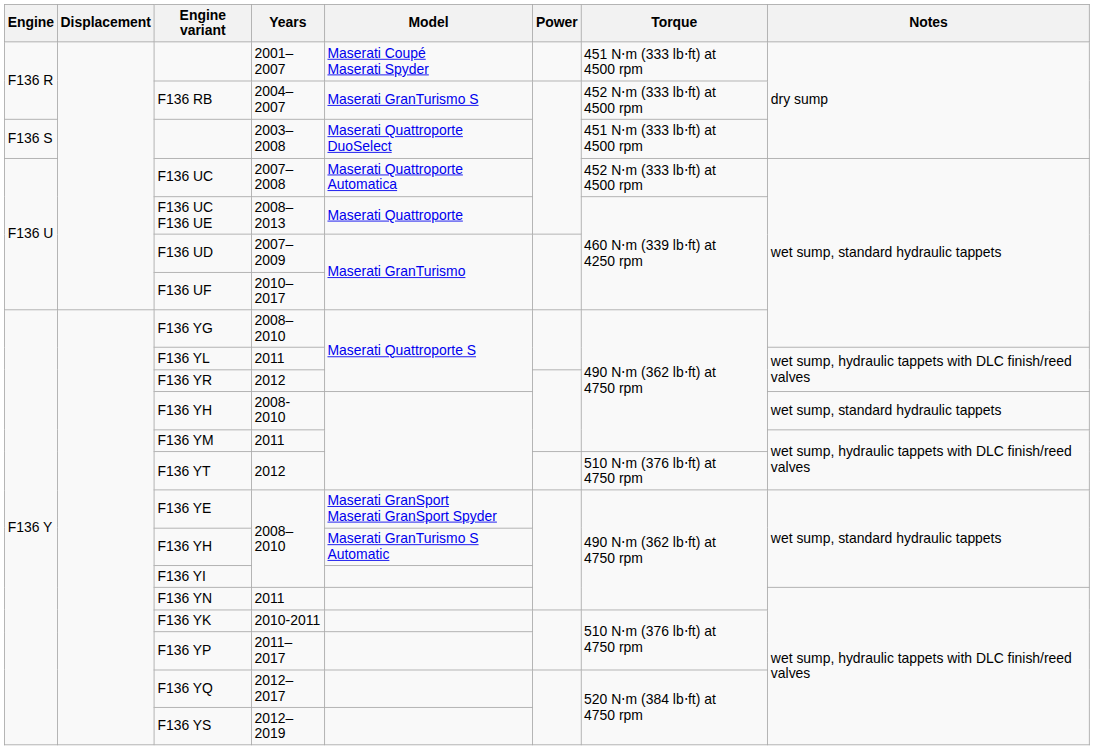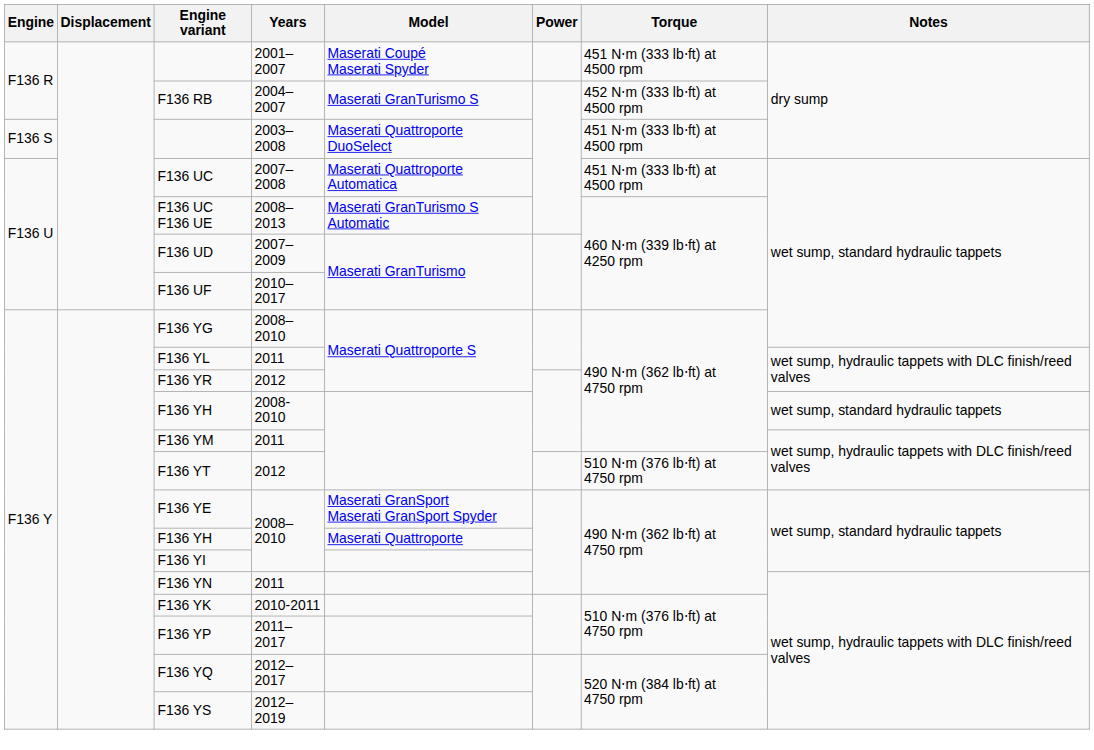(650, 177) 452 N⋅m (333 lb⋅ft) at 4500 rpm -> (650, 177) 451 N⋅m (333 lb⋅ft) at 4500 rpm
(395, 215) Maserati Quattroporte -> (403, 215) Maserati GranTurismo S Automatic
(403, 546) Maserati GranTurismo S Automatic -> (395, 538) Maserati Quattroporte
